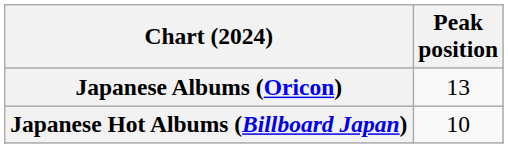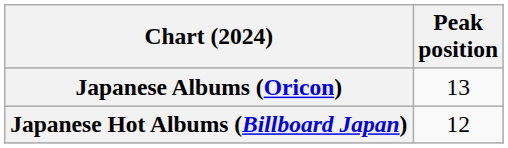(458, 124) 10 -> (458, 124) 12
